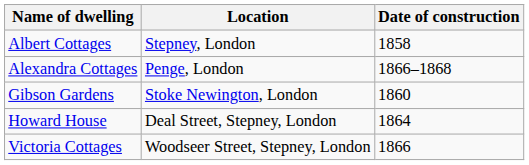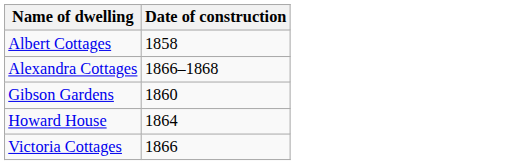- column: (258, 17)
